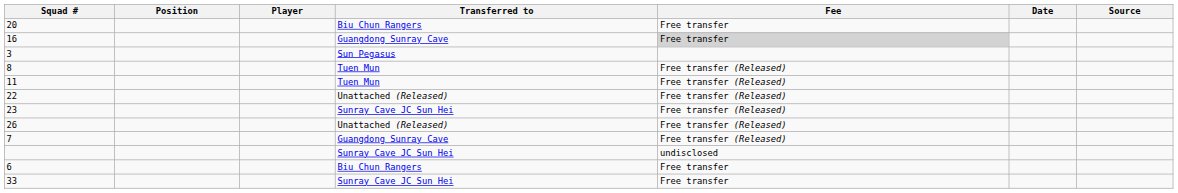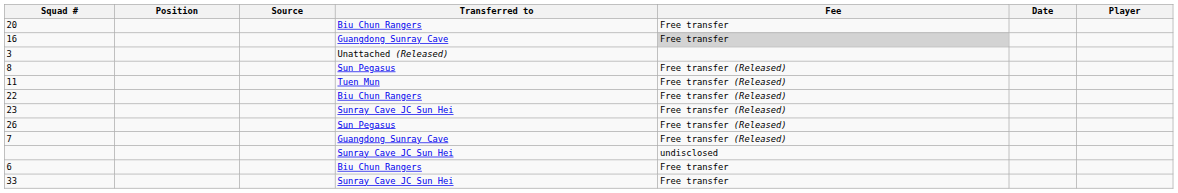columns swapped: (287, 12) <-> (1125, 12)
(366, 54) Sun Pegasus -> (393, 54) Unattached (Released)
(359, 68) Tuen Mun -> (366, 68) Sun Pegasus
(393, 97) Unattached (Released) -> (380, 97) Biu Chun Rangers
(393, 125) Unattached (Released) -> (366, 125) Sun Pegasus
